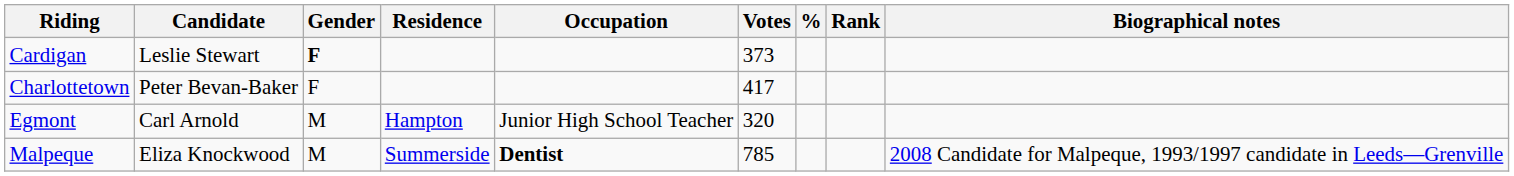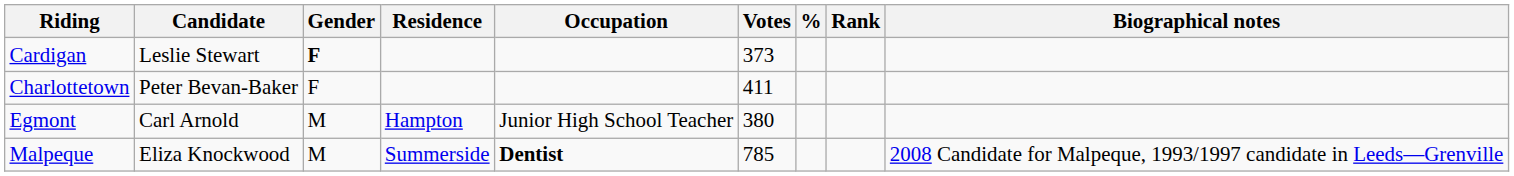(759, 87) 417 -> (758, 87) 411
(759, 120) 320 -> (759, 120) 380
